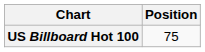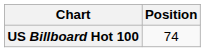(171, 36) 75 -> (171, 36) 74
